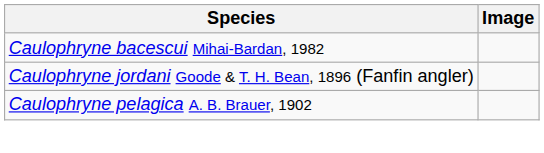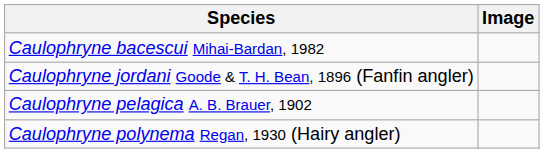+ row: (205, 133)
